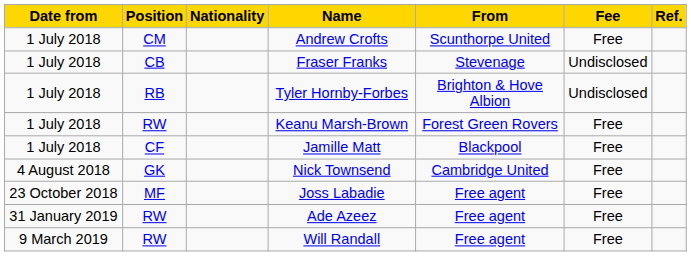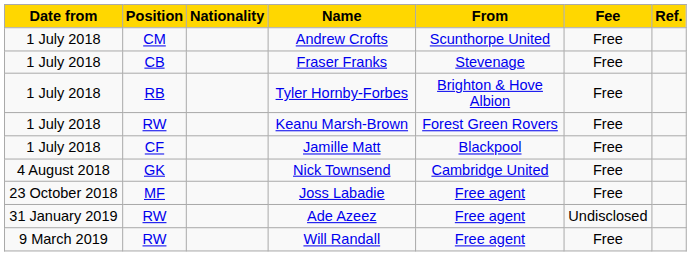(608, 62) Undisclosed -> (608, 62) Free
(608, 93) Undisclosed -> (608, 93) Free
(608, 216) Free -> (608, 216) Undisclosed
